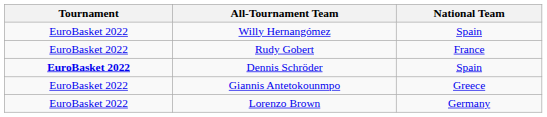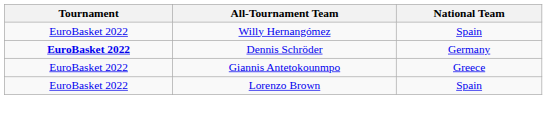- row: (284, 49)
(469, 67) Spain -> (469, 49) Germany
(469, 103) Germany -> (469, 85) Spain
